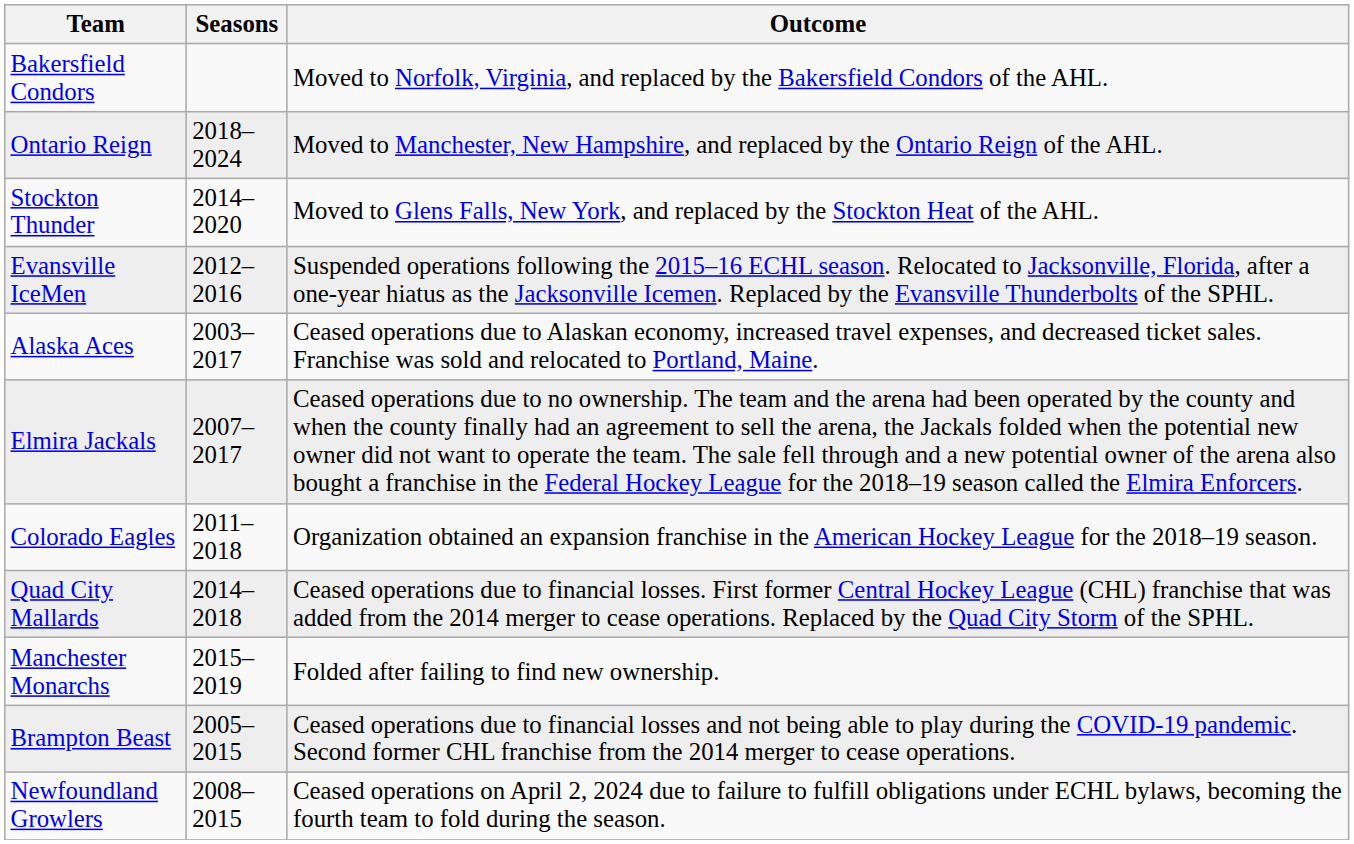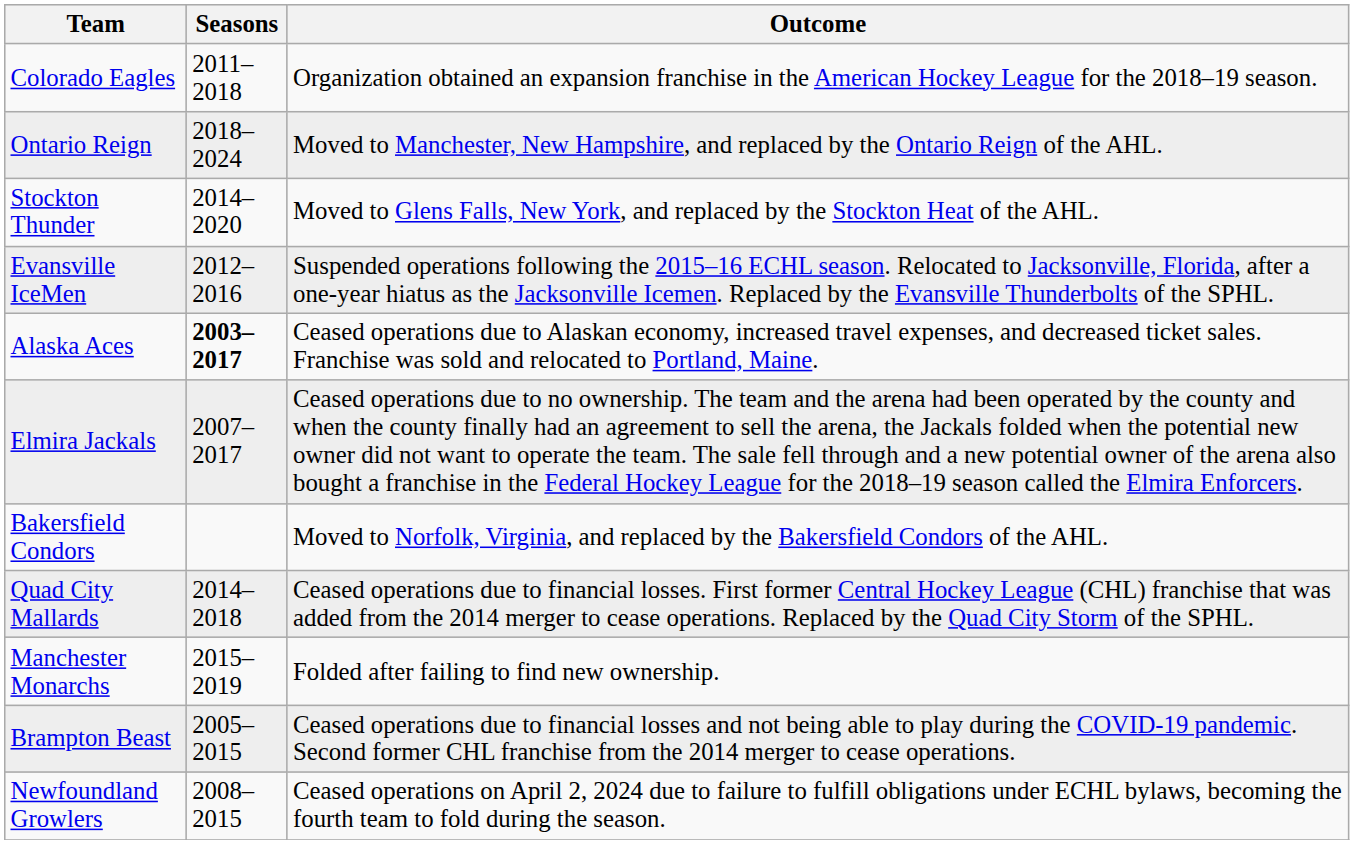rows swapped: (68, 77) <-> (93, 536)
(223, 346) normal -> (223, 346) bold
